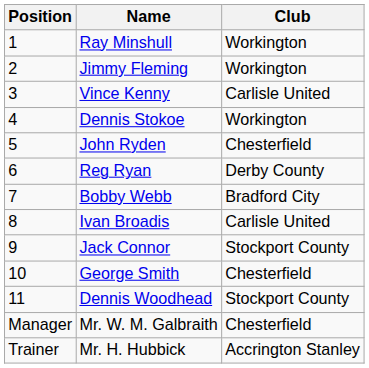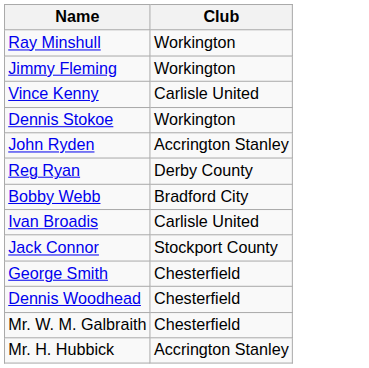- column: (40, 17)
(268, 145) Chesterfield -> (221, 145) Accrington Stanley
(287, 299) Stockport County -> (197, 299) Chesterfield
